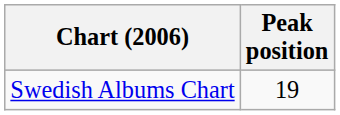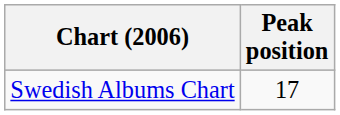(287, 89) 19 -> (287, 89) 17
